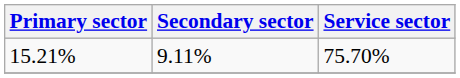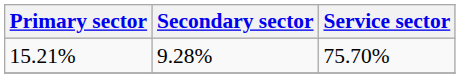(184, 55) 9.11% -> (185, 55) 9.28%
